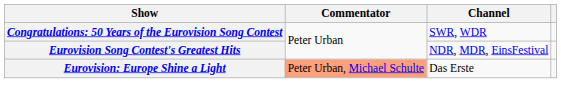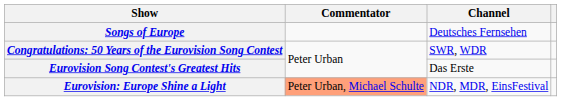+ row: (145, 31)
(489, 50) NDR, MDR, EinsFestival -> (452, 68) Das Erste
(452, 68) Das Erste -> (489, 86) NDR, MDR, EinsFestival
